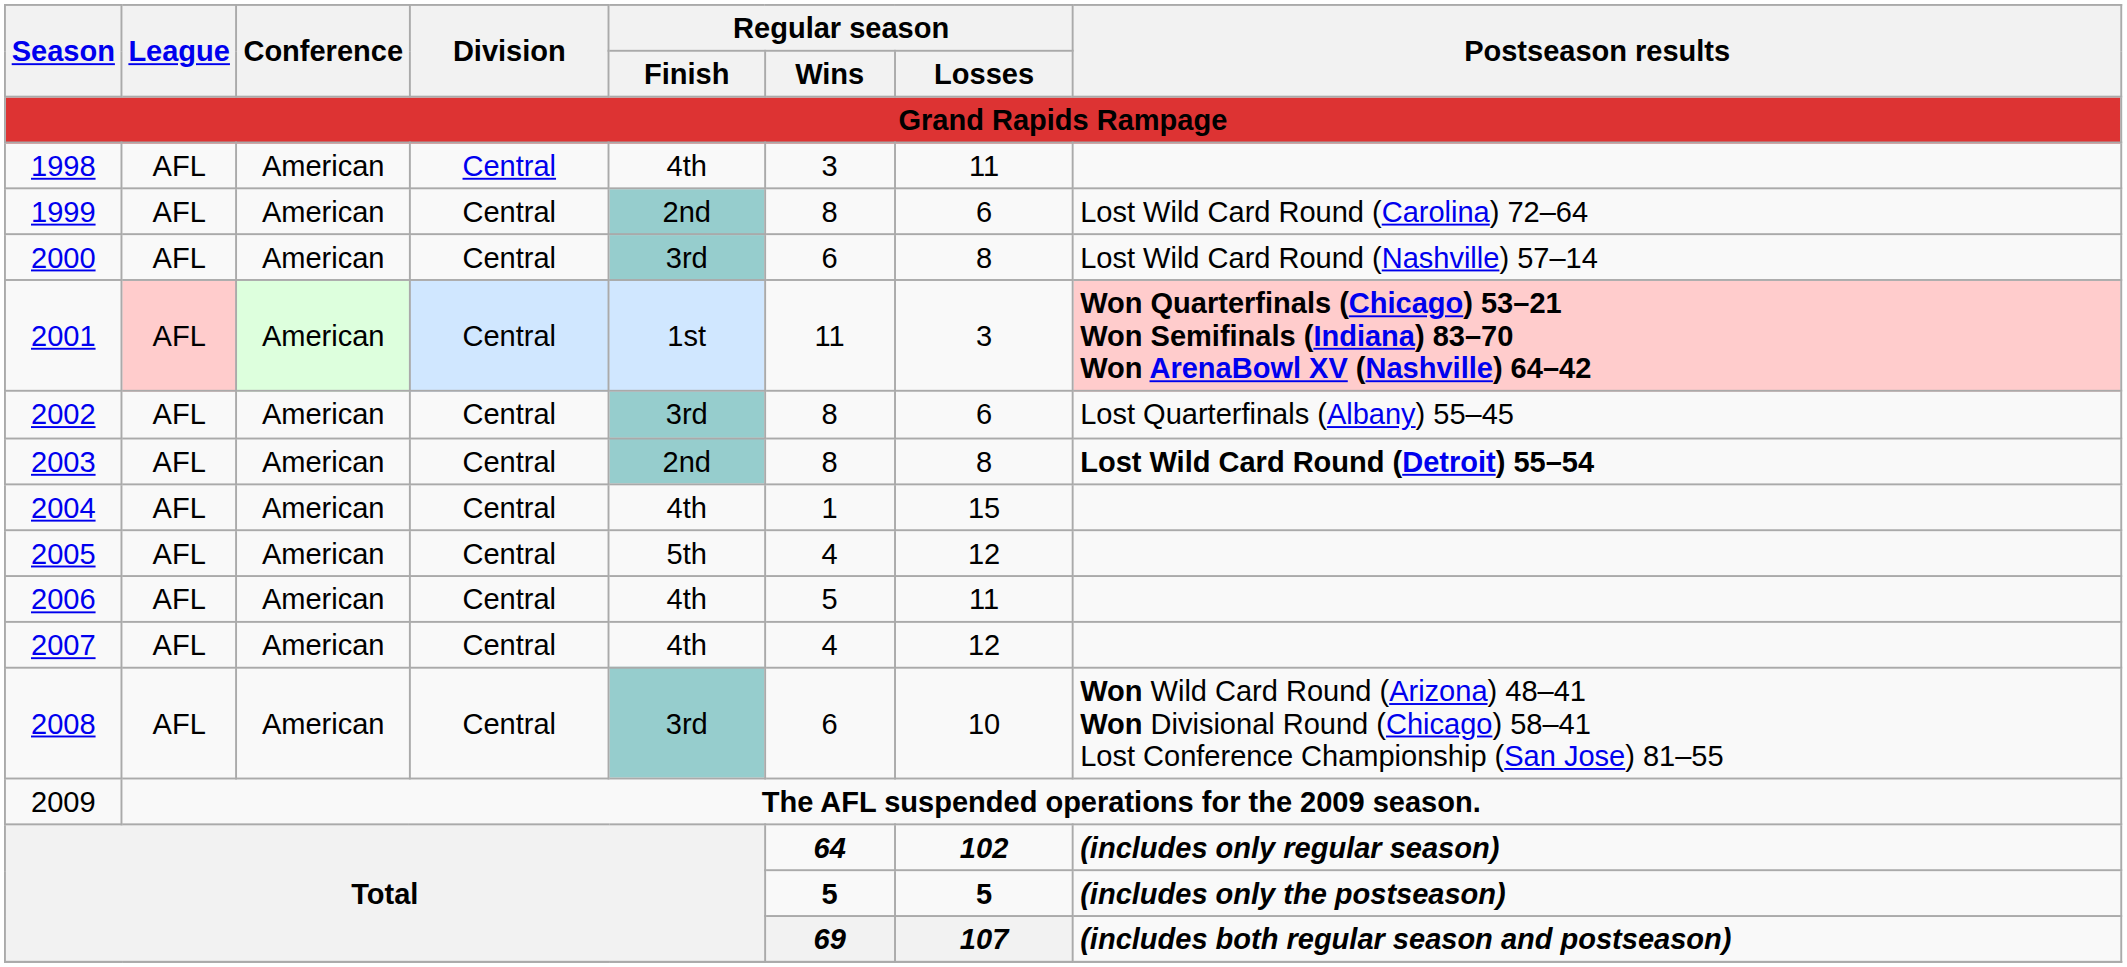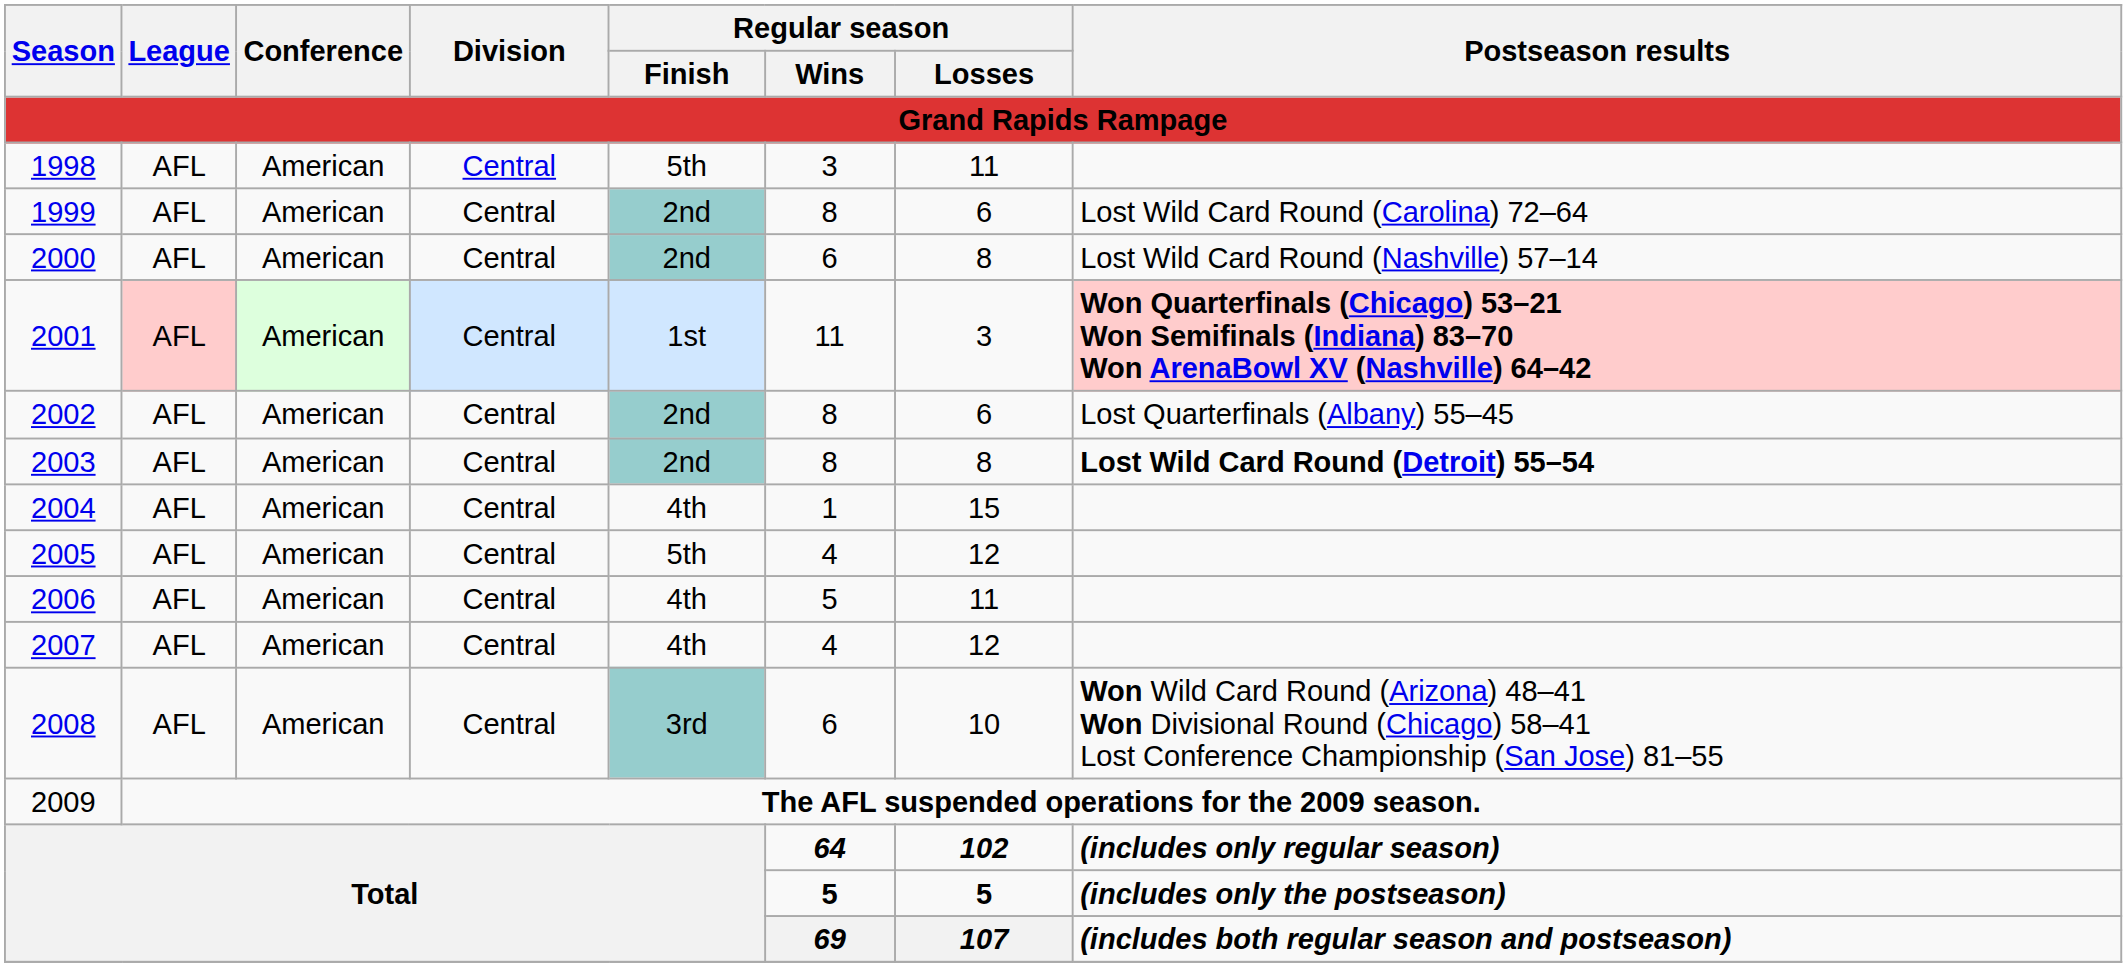(687, 166) 4th -> (687, 166) 5th
(687, 258) 3rd -> (687, 258) 2nd
(687, 415) 3rd -> (687, 415) 2nd
